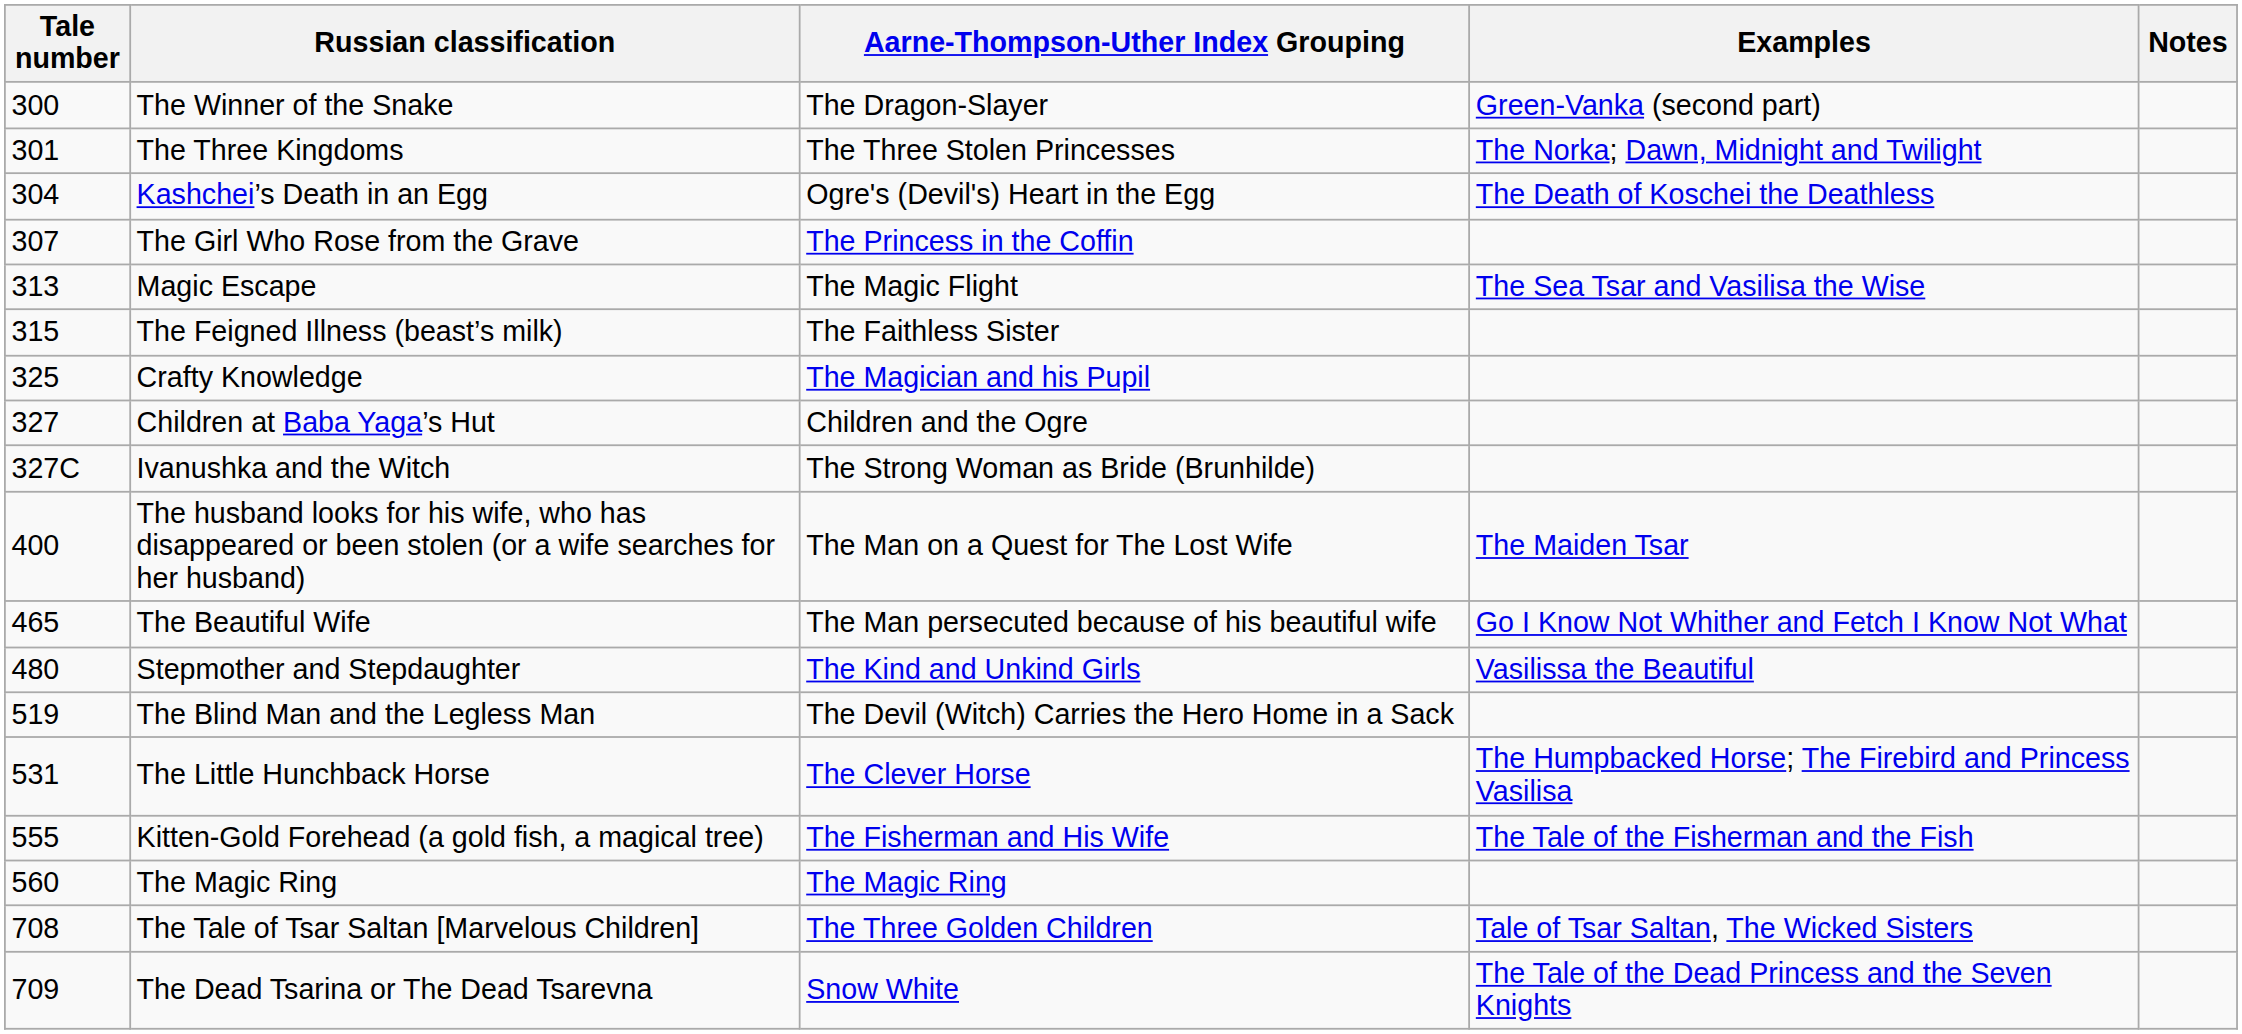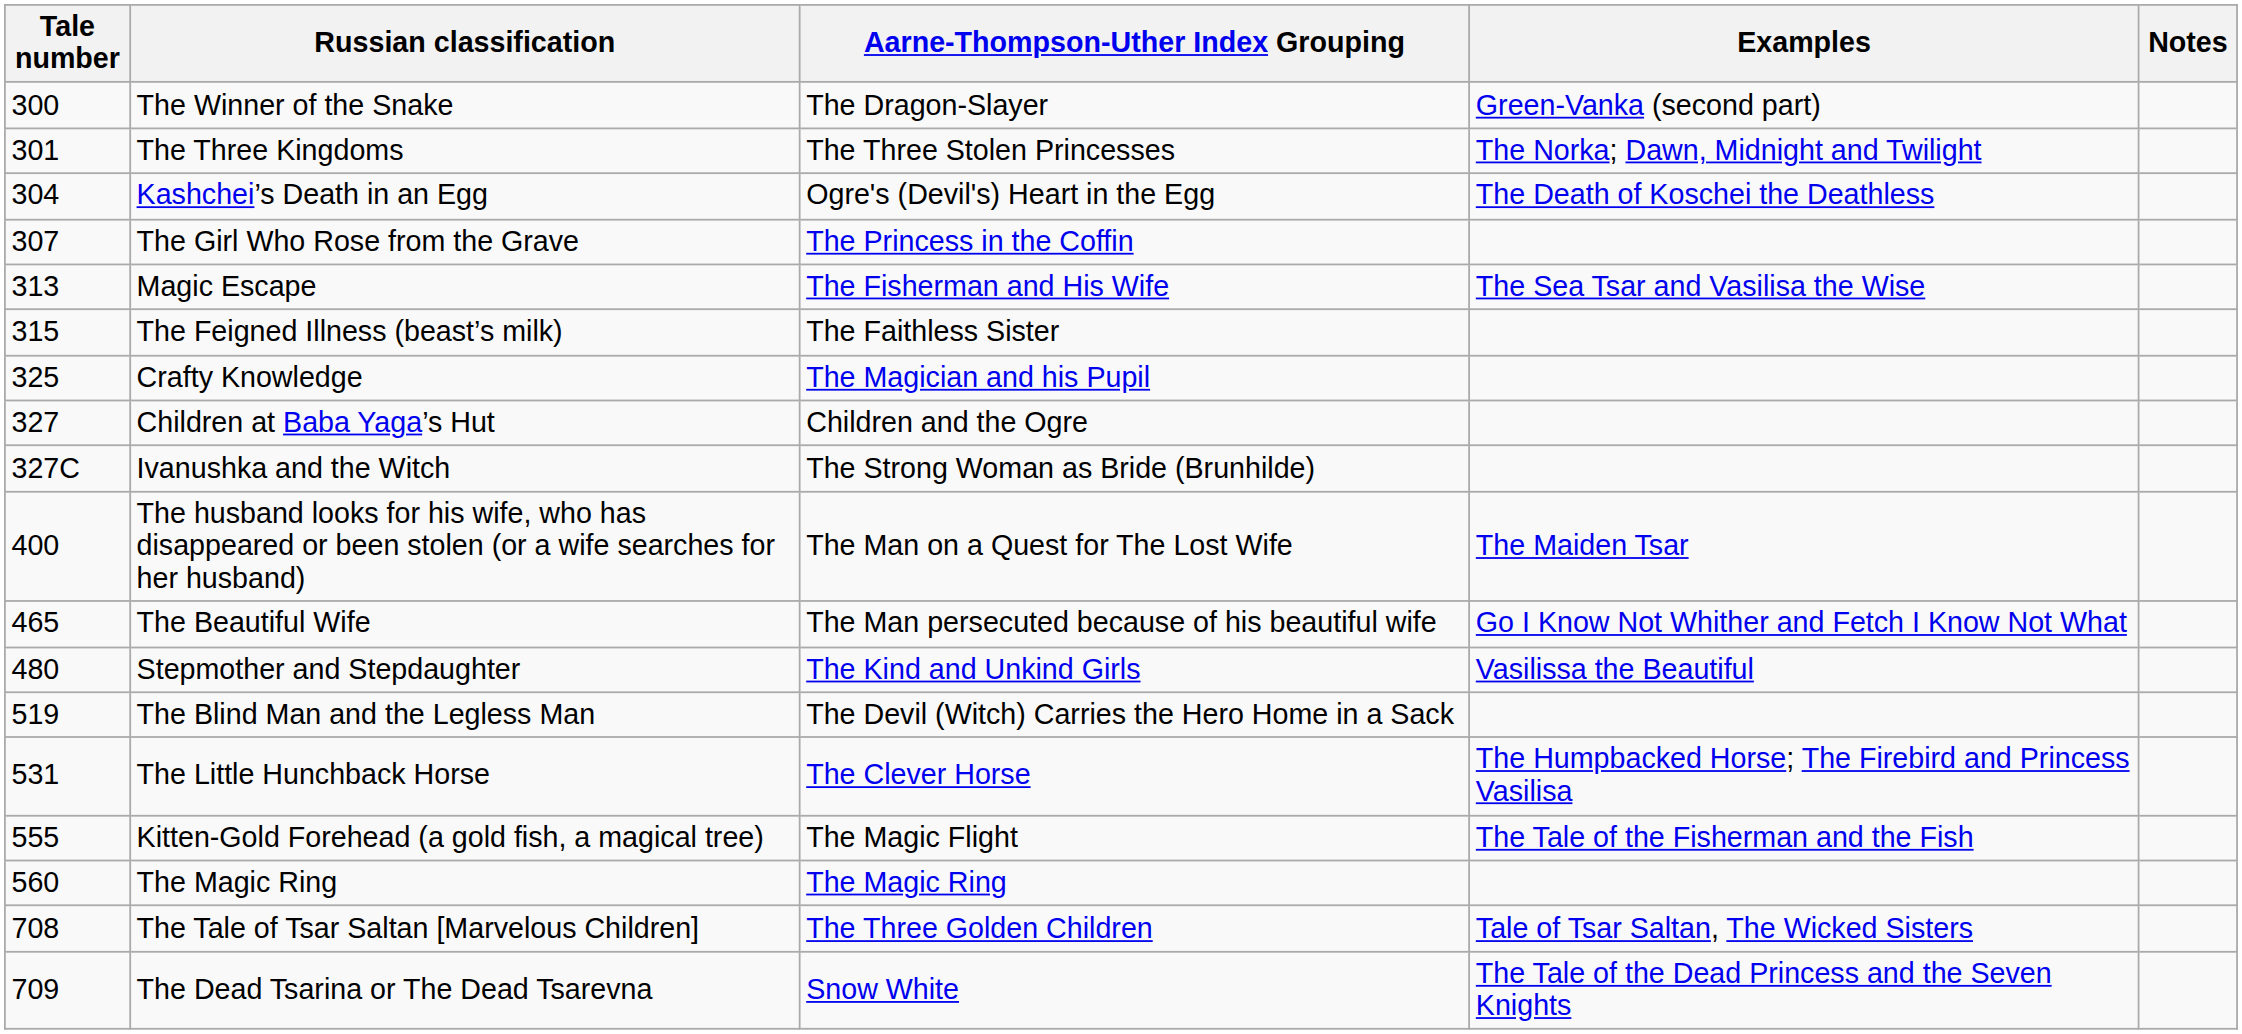(912, 286) The Magic Flight -> (988, 286) The Fisherman and His Wife
(988, 837) The Fisherman and His Wife -> (912, 837) The Magic Flight
